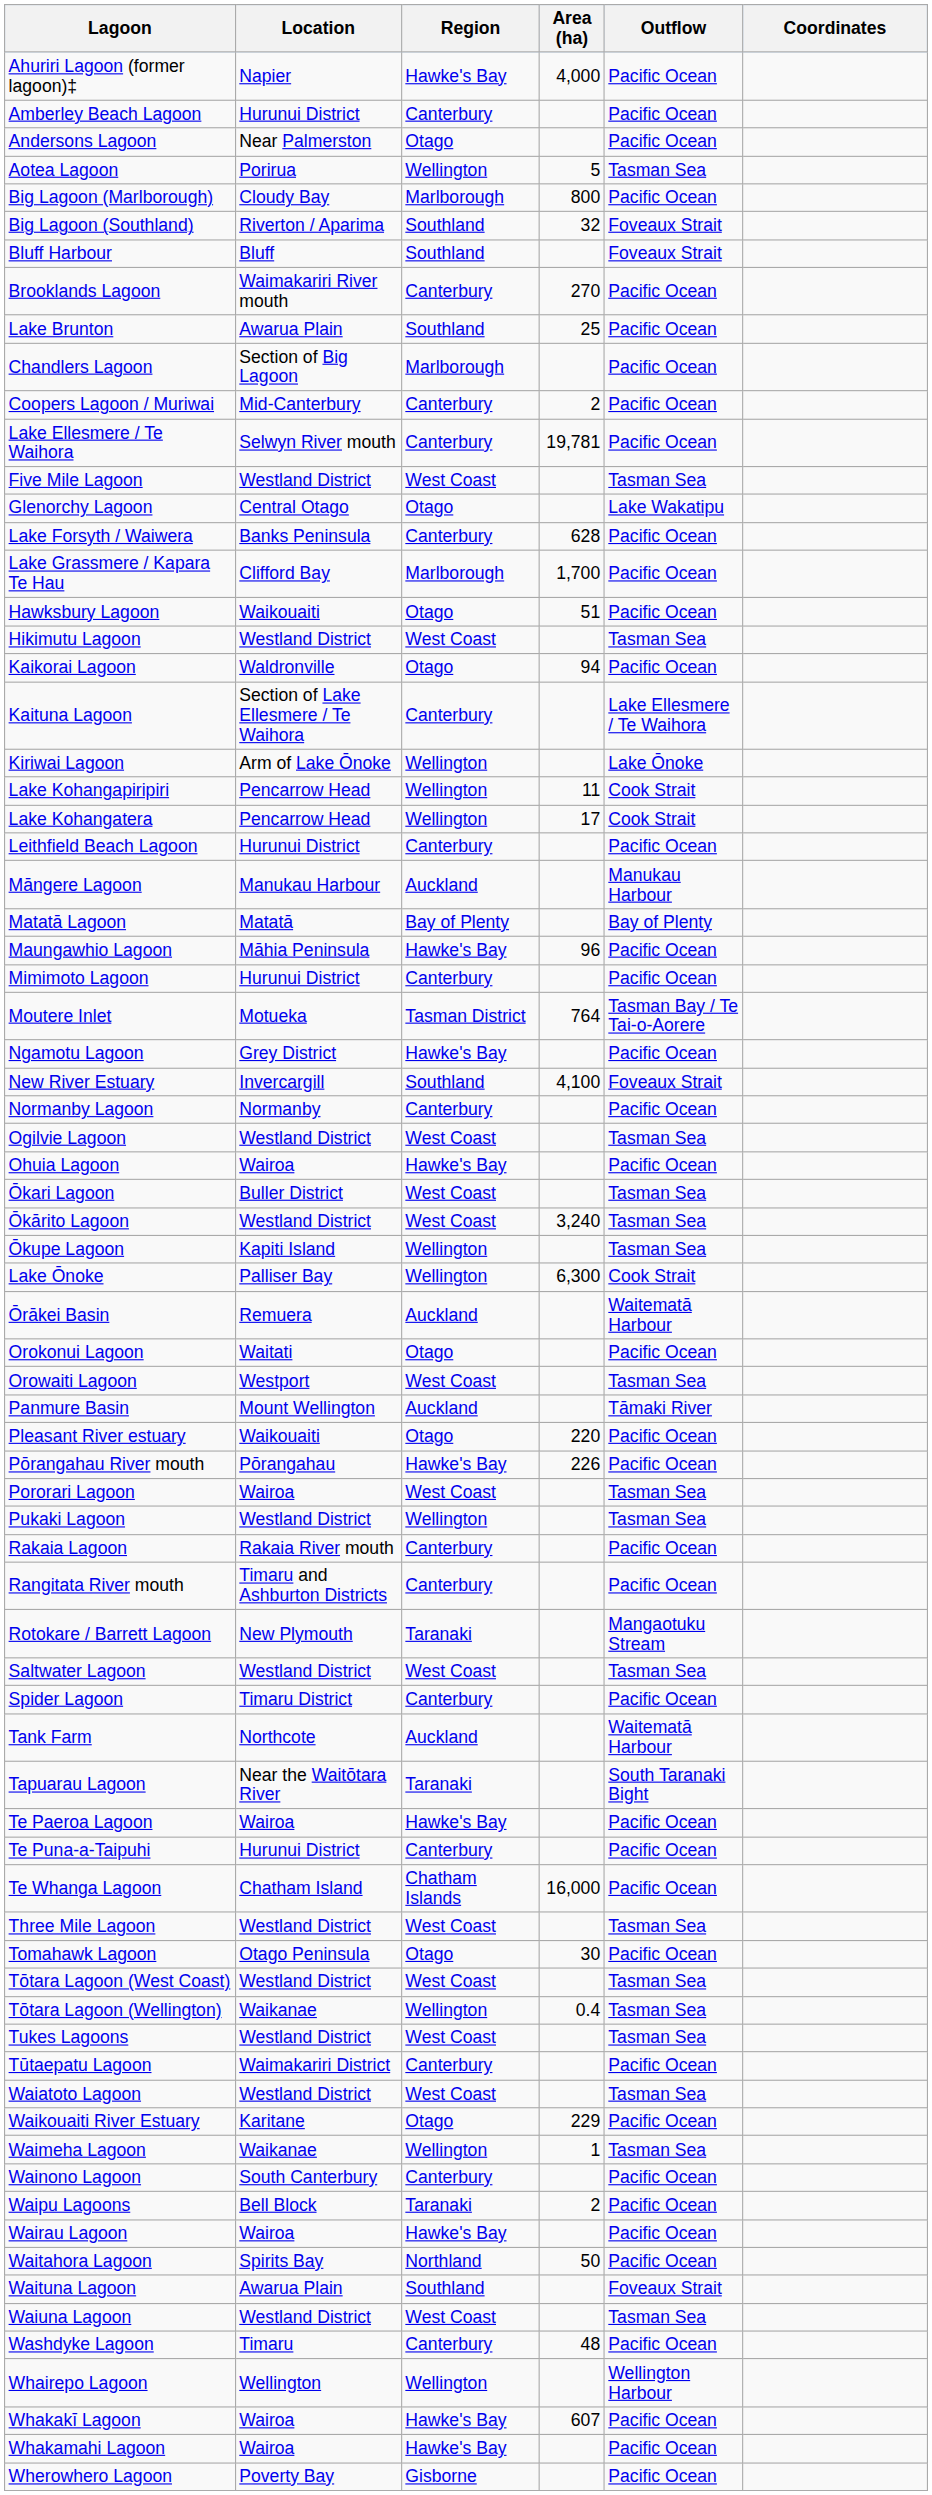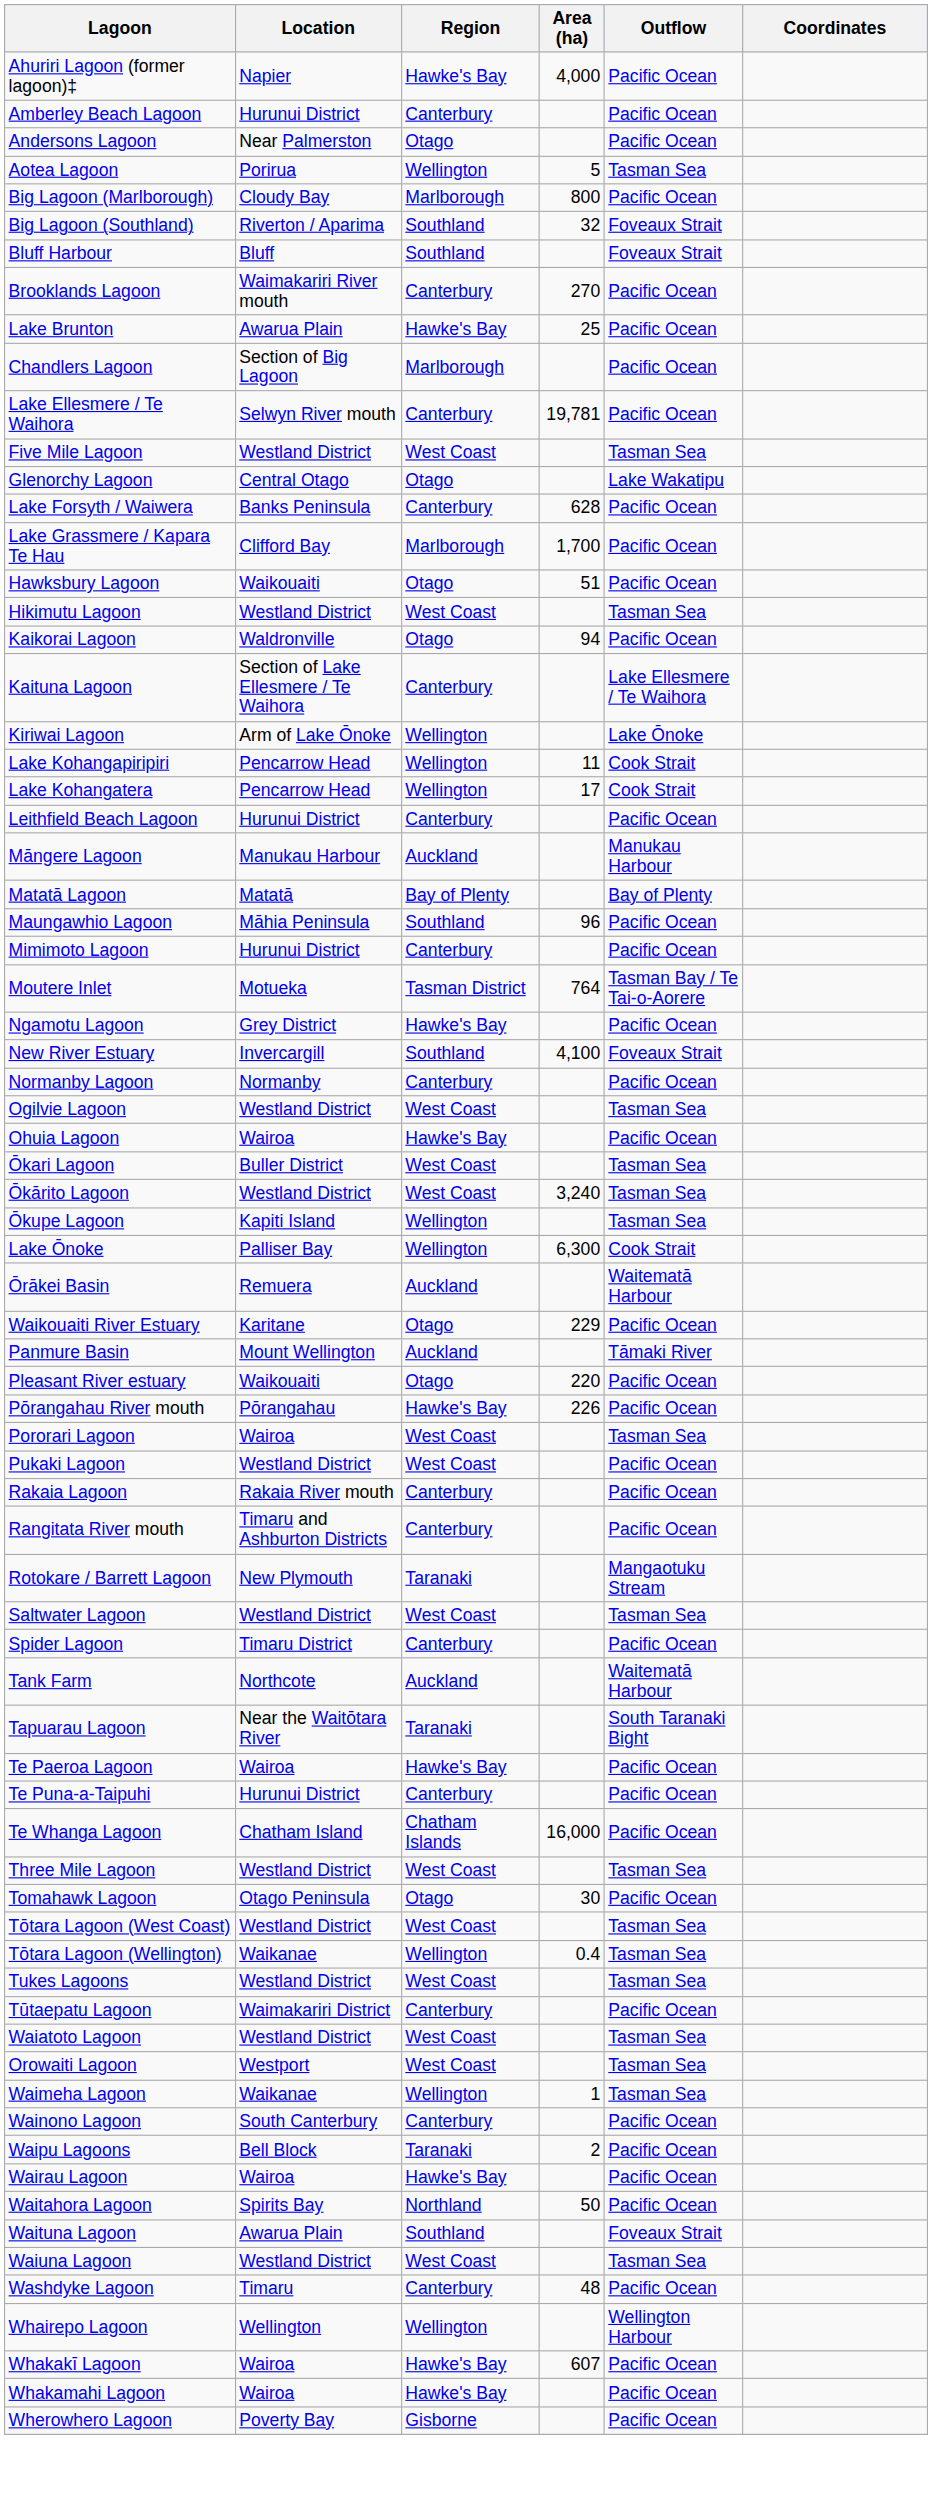(445, 329) Southland -> (456, 329) Hawke's Bay
- row: (111, 404)
(456, 950) Hawke's Bay -> (445, 922) Southland
- row: (76, 1352)
rows swapped: (73, 1380) <-> (104, 2121)
(446, 1520) Wellington -> (451, 1464) West Coast
(657, 1520) Tasman Sea -> (663, 1464) Pacific Ocean
